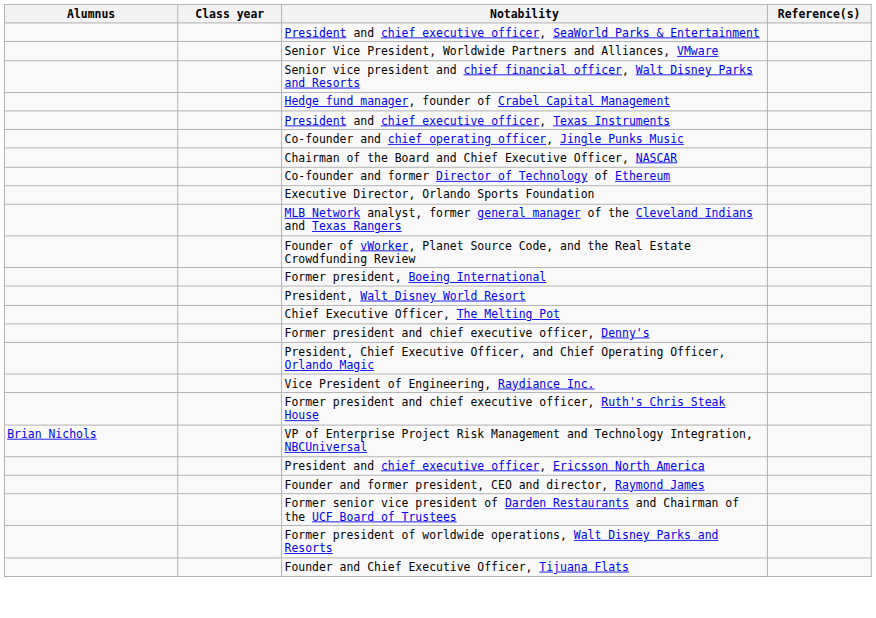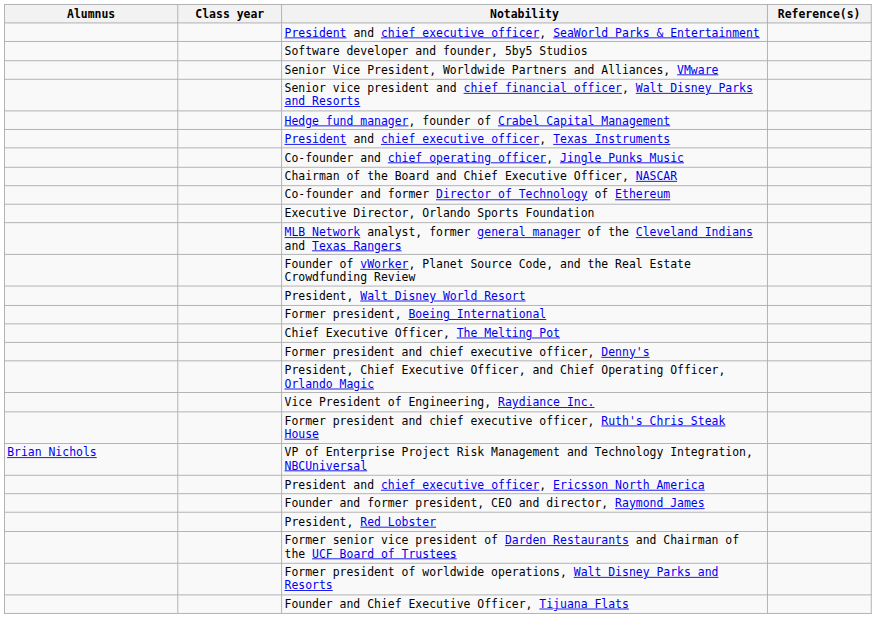+ row: (436, 51)
rows swapped: (405, 296) <-> (415, 277)
+ row: (360, 522)
